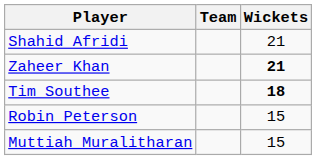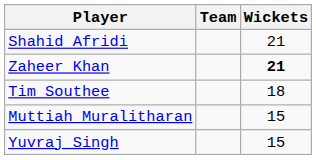(276, 92) bold -> (276, 92) normal
- row: (73, 117)
+ row: (63, 142)
